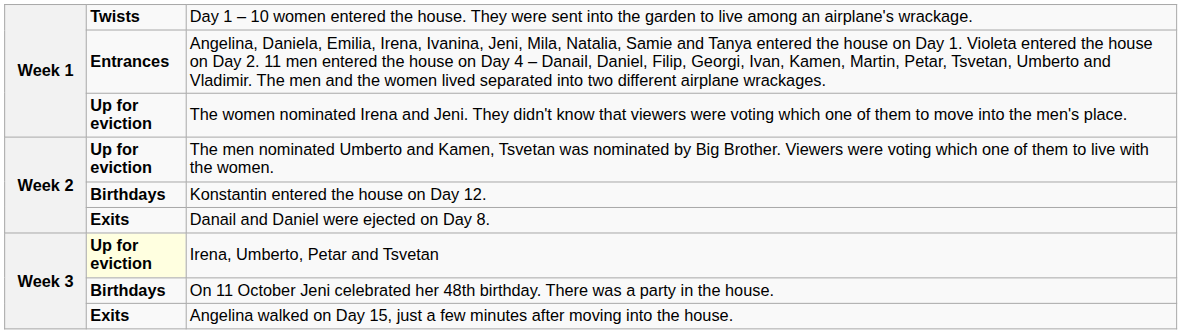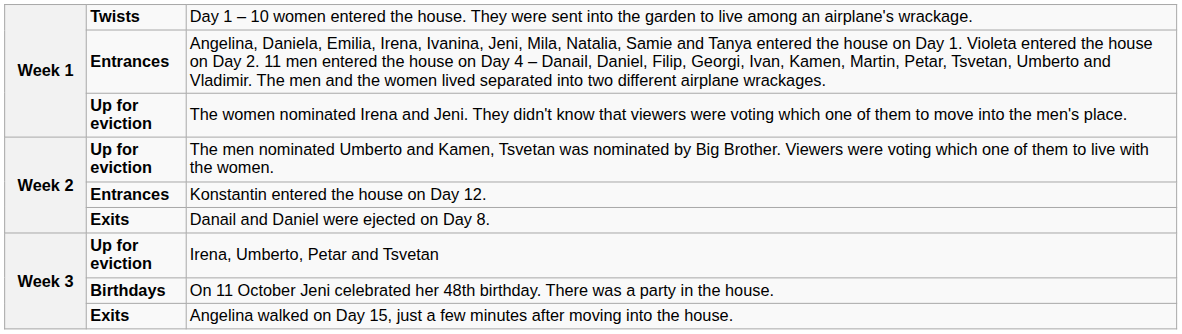(128, 194) Birthdays -> (130, 194) Entrances
(121, 255) lightyellow background -> (121, 255) no background
